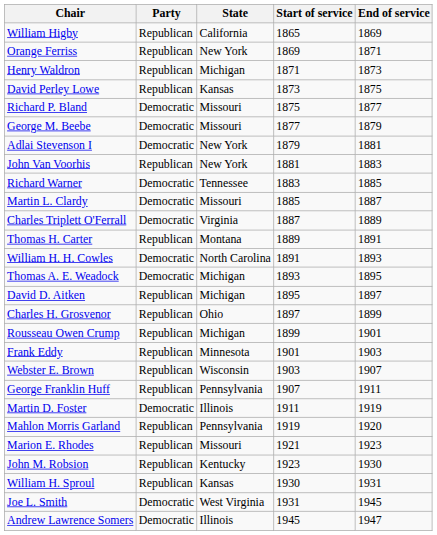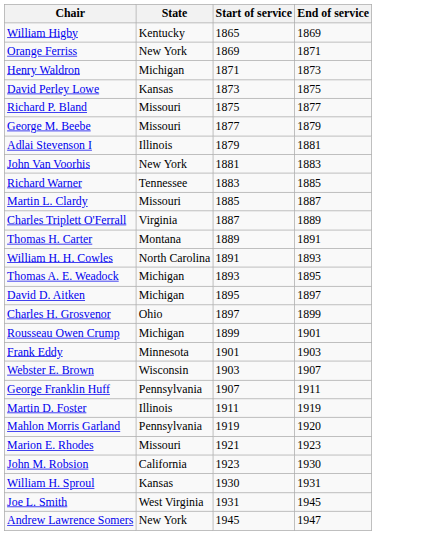- column: (166, 13)
(223, 32) California -> (162, 32) Kentucky
(224, 145) New York -> (156, 145) Illinois
(223, 464) Kentucky -> (163, 464) California
(216, 520) Illinois -> (163, 520) New York
